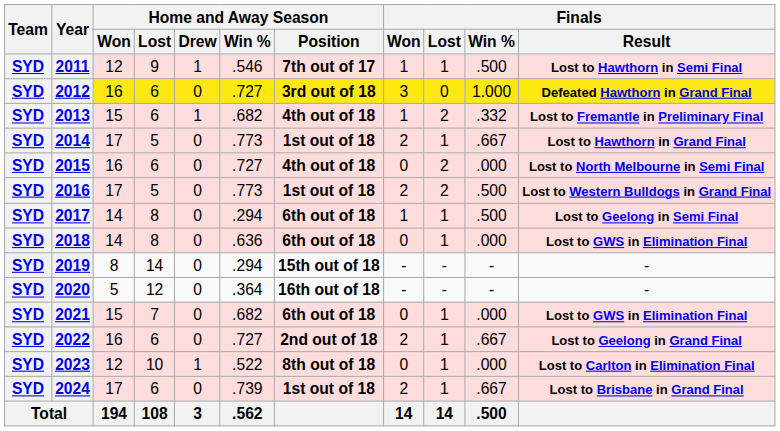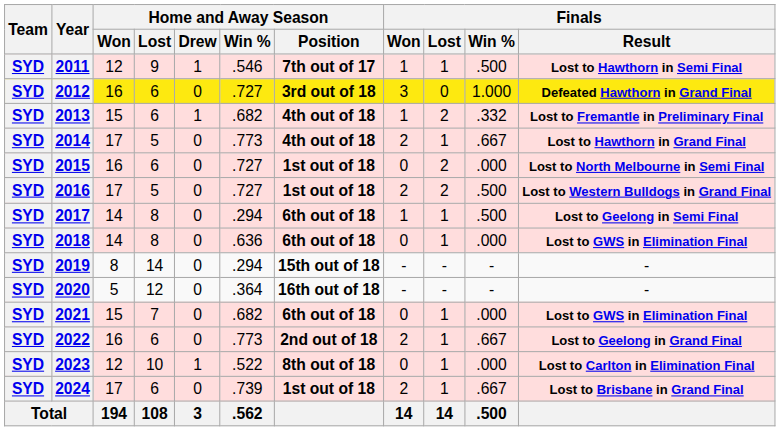(329, 141) 1st out of 18 -> (329, 141) 4th out of 18
(329, 166) 4th out of 18 -> (329, 166) 1st out of 18
(247, 191) .773 -> (247, 191) .727
(247, 339) .727 -> (247, 339) .773
